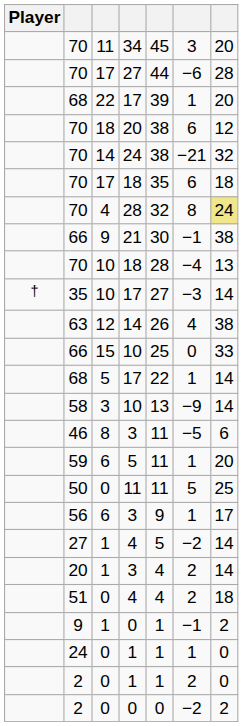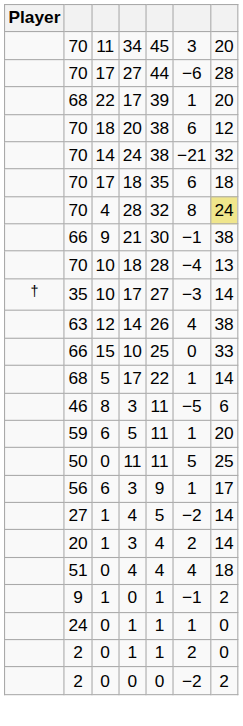- row: (78, 406)
(192, 598) 2 -> (192, 570) 4
